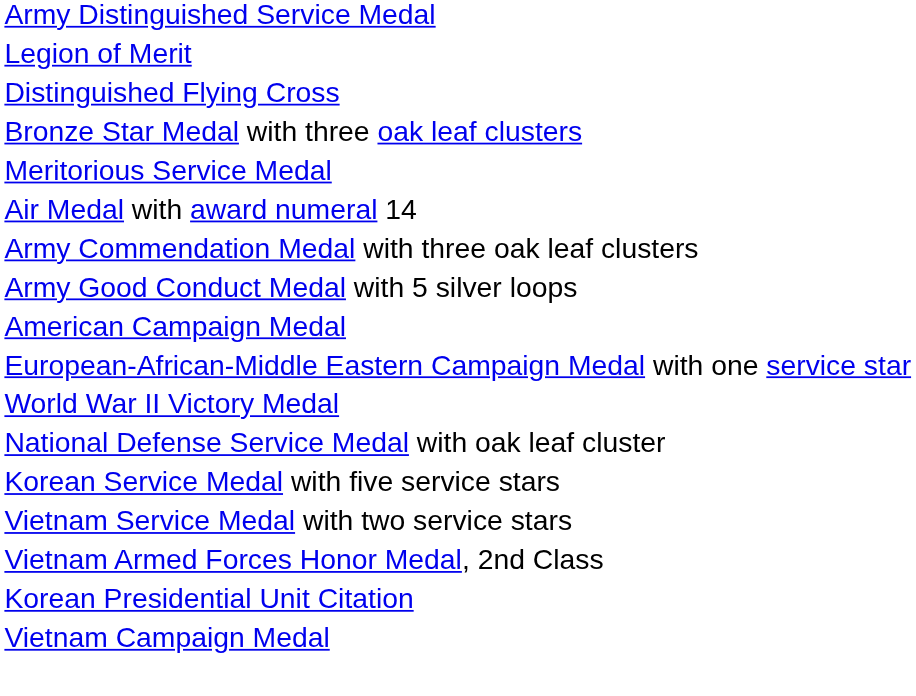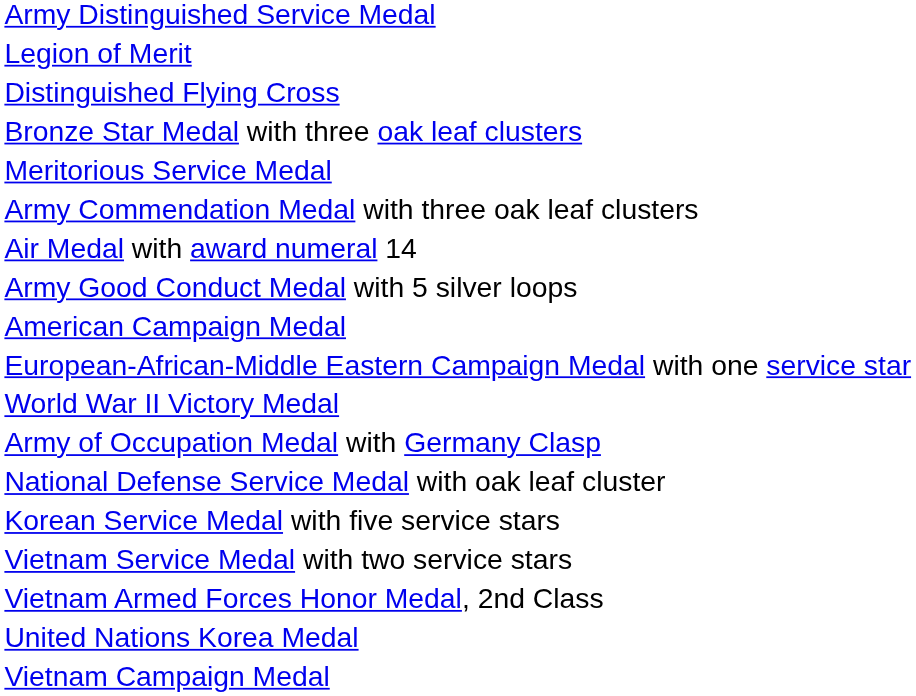rows swapped: (211, 209) <-> (351, 248)
+ row: (303, 443)
- row: (209, 598)
+ row: (181, 637)
